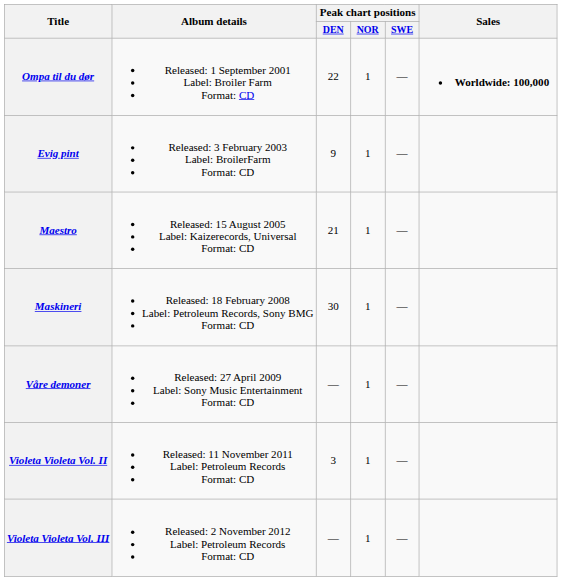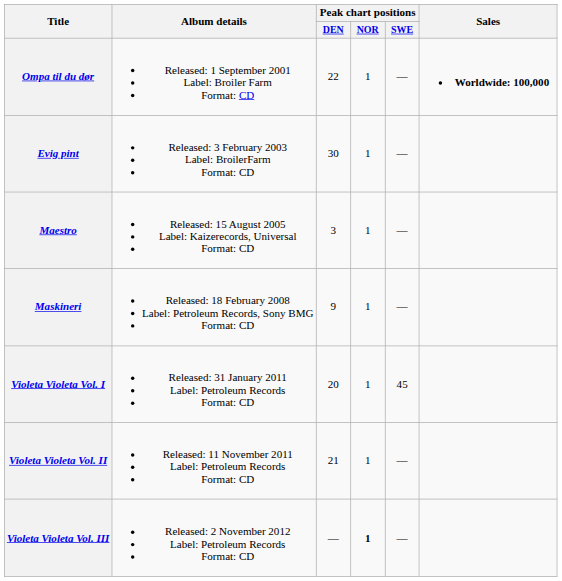(333, 153) 9 -> (333, 153) 30
(333, 230) 21 -> (333, 230) 3
(333, 307) 30 -> (333, 307) 9
- row: (58, 384)
+ row: (58, 384)
(333, 461) 3 -> (333, 461) 21
(368, 537) normal -> (368, 537) bold
